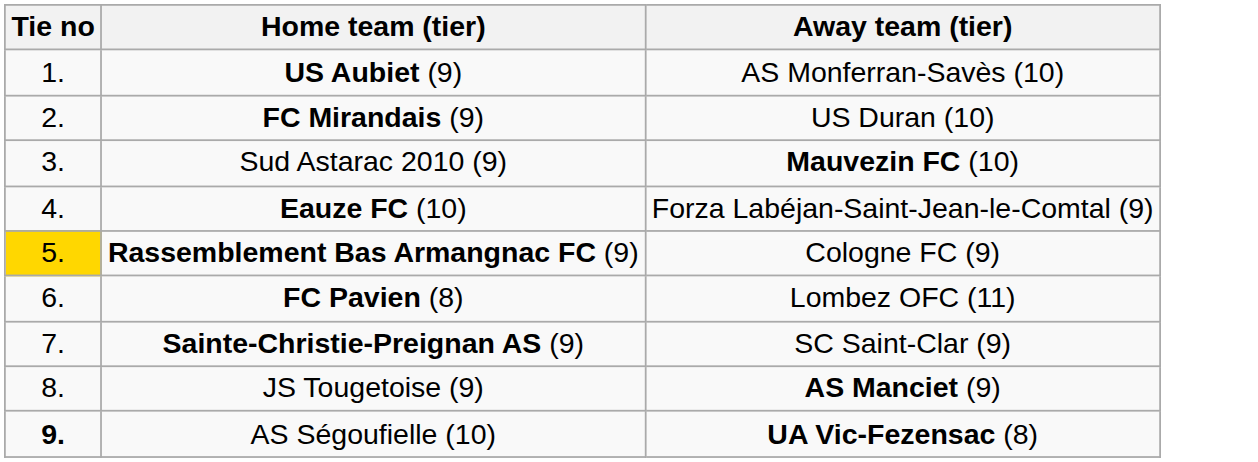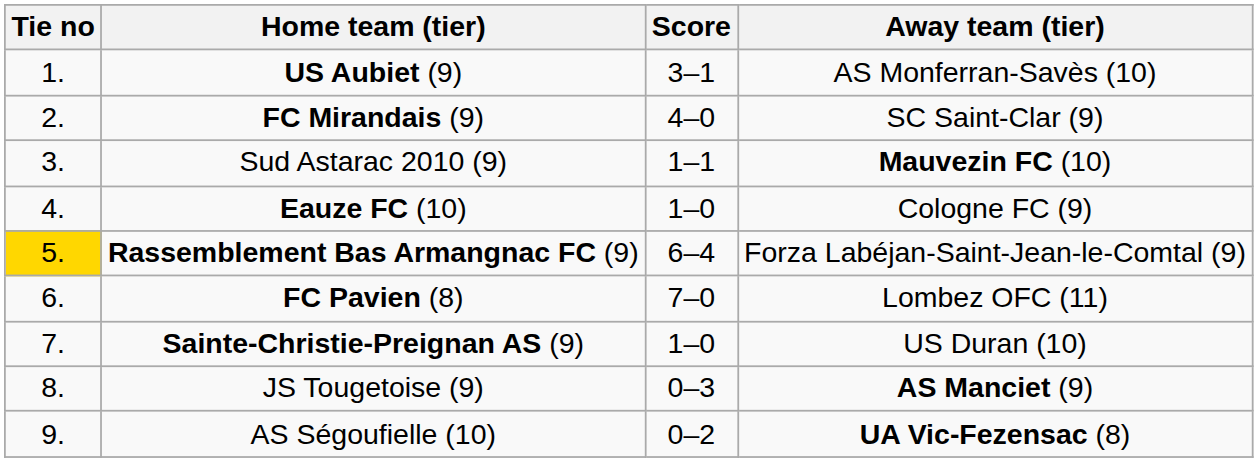+ column: (691, 27)
(903, 117) US Duran (10) -> (995, 117) SC Saint-Clar (9)
(903, 207) Forza Labéjan-Saint-Jean-le-Comtal (9) -> (995, 207) Cologne FC (9)
(903, 252) Cologne FC (9) -> (995, 252) Forza Labéjan-Saint-Jean-le-Comtal (9)
(903, 343) SC Saint-Clar (9) -> (995, 343) US Duran (10)
(53, 433) bold -> (53, 433) normal
